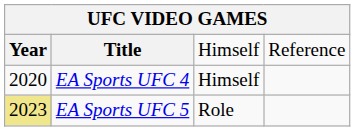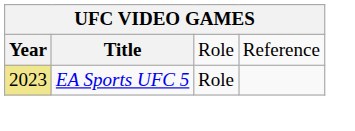(229, 49) Himself -> (216, 49) Role
- row: (123, 79)
